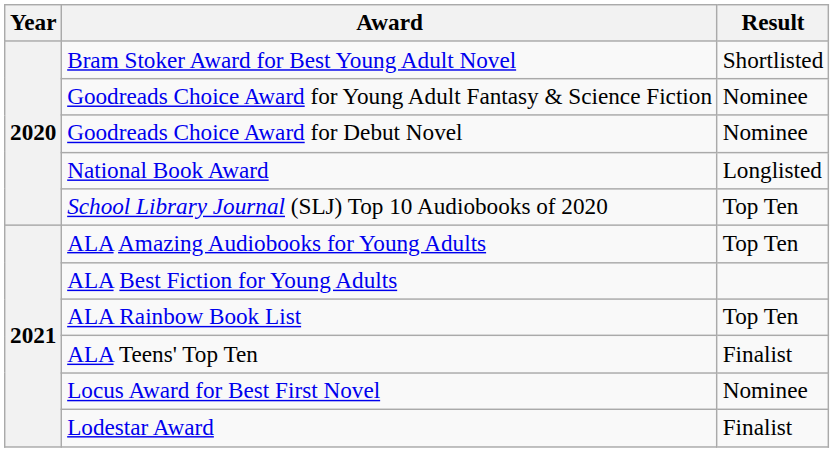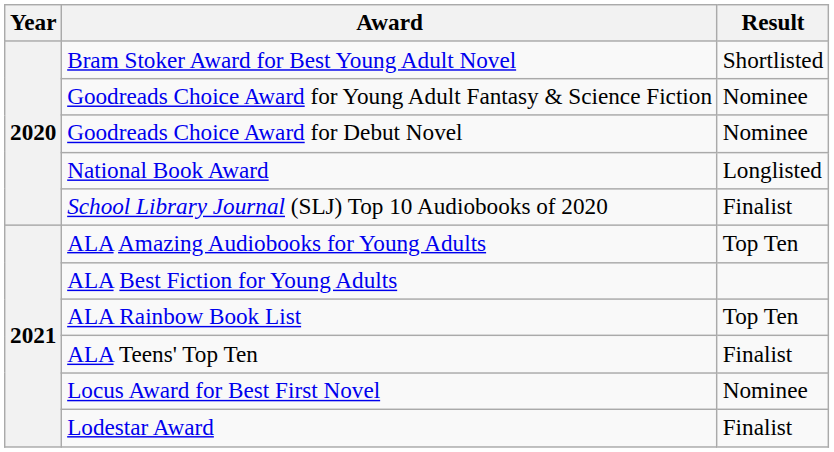(760, 206) Top Ten -> (758, 206) Finalist
